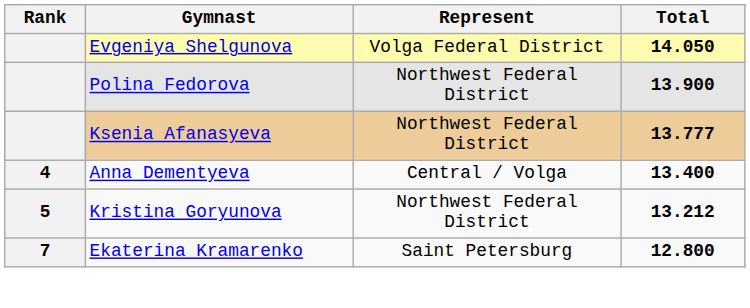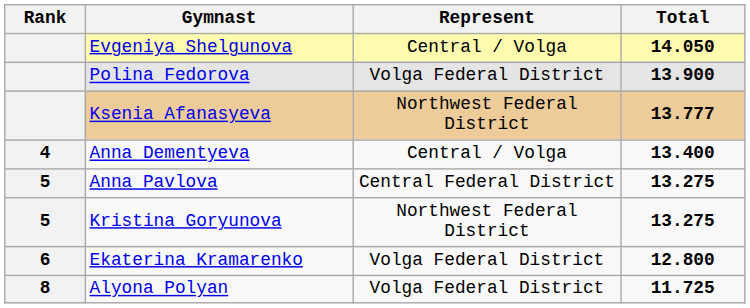(487, 48) Volga Federal District -> (487, 48) Central / Volga
(487, 87) Northwest Federal District -> (487, 77) Volga Federal District
+ row: (154, 183)
(683, 213) 13.212 -> (683, 222) 13.275
(45, 252) 7 -> (45, 261) 6
(487, 252) Saint Petersburg -> (487, 261) Volga Federal District
+ row: (159, 289)
